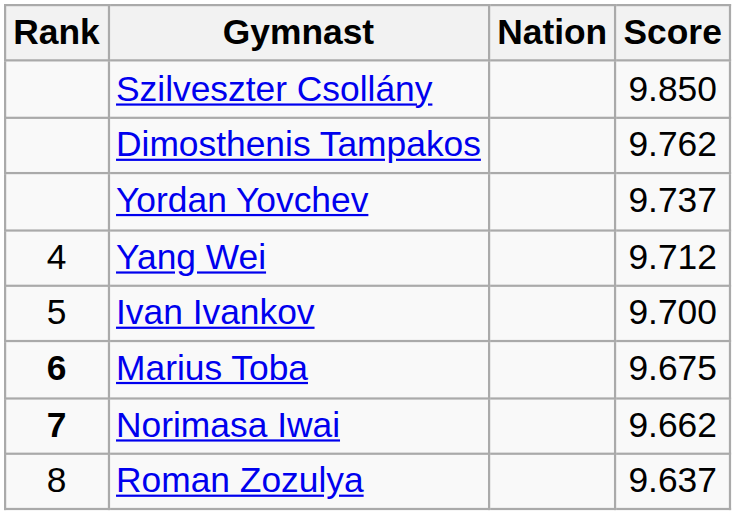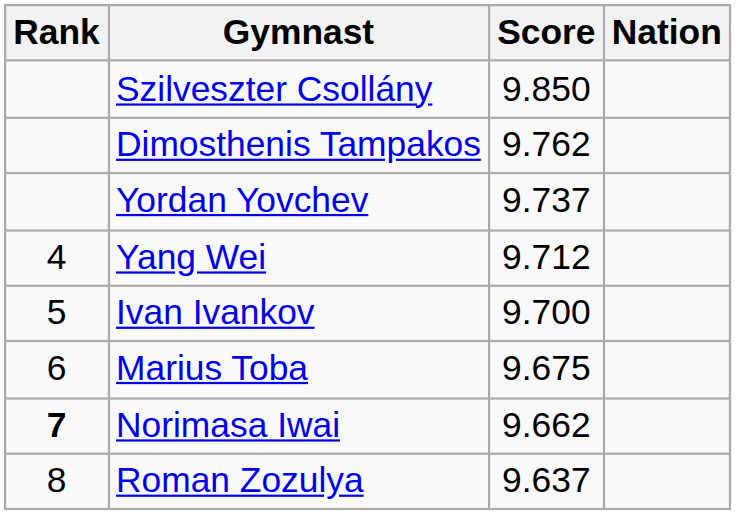columns swapped: (552, 32) <-> (673, 32)
(56, 369) bold -> (56, 369) normal
